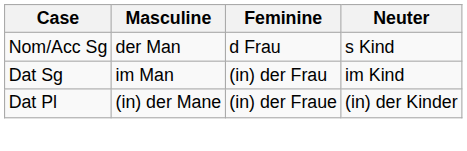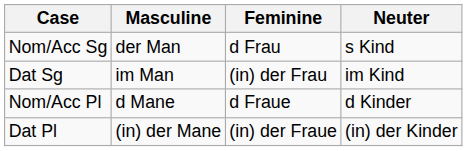+ row: (55, 103)
